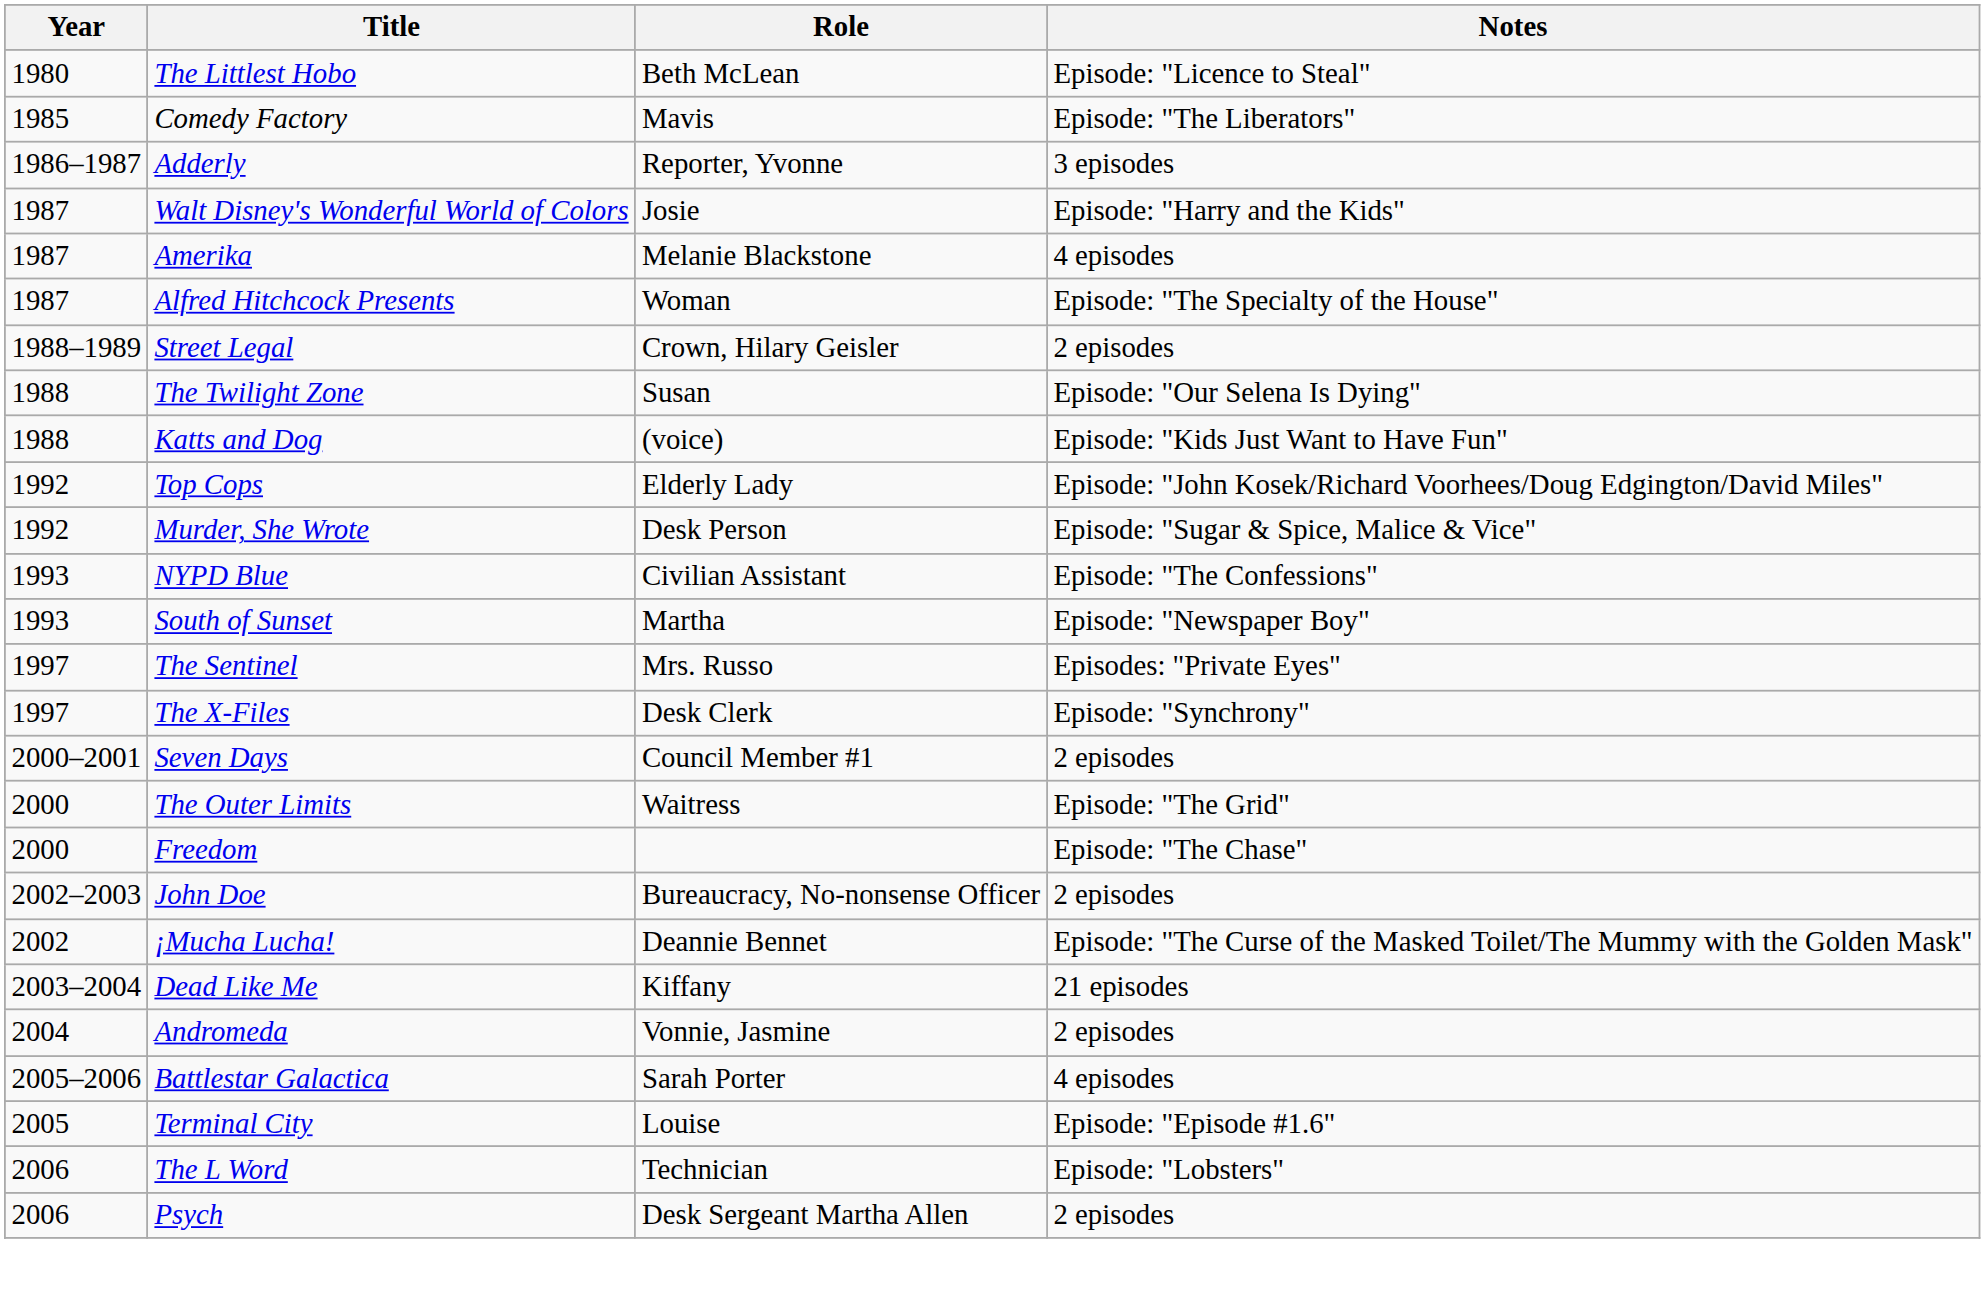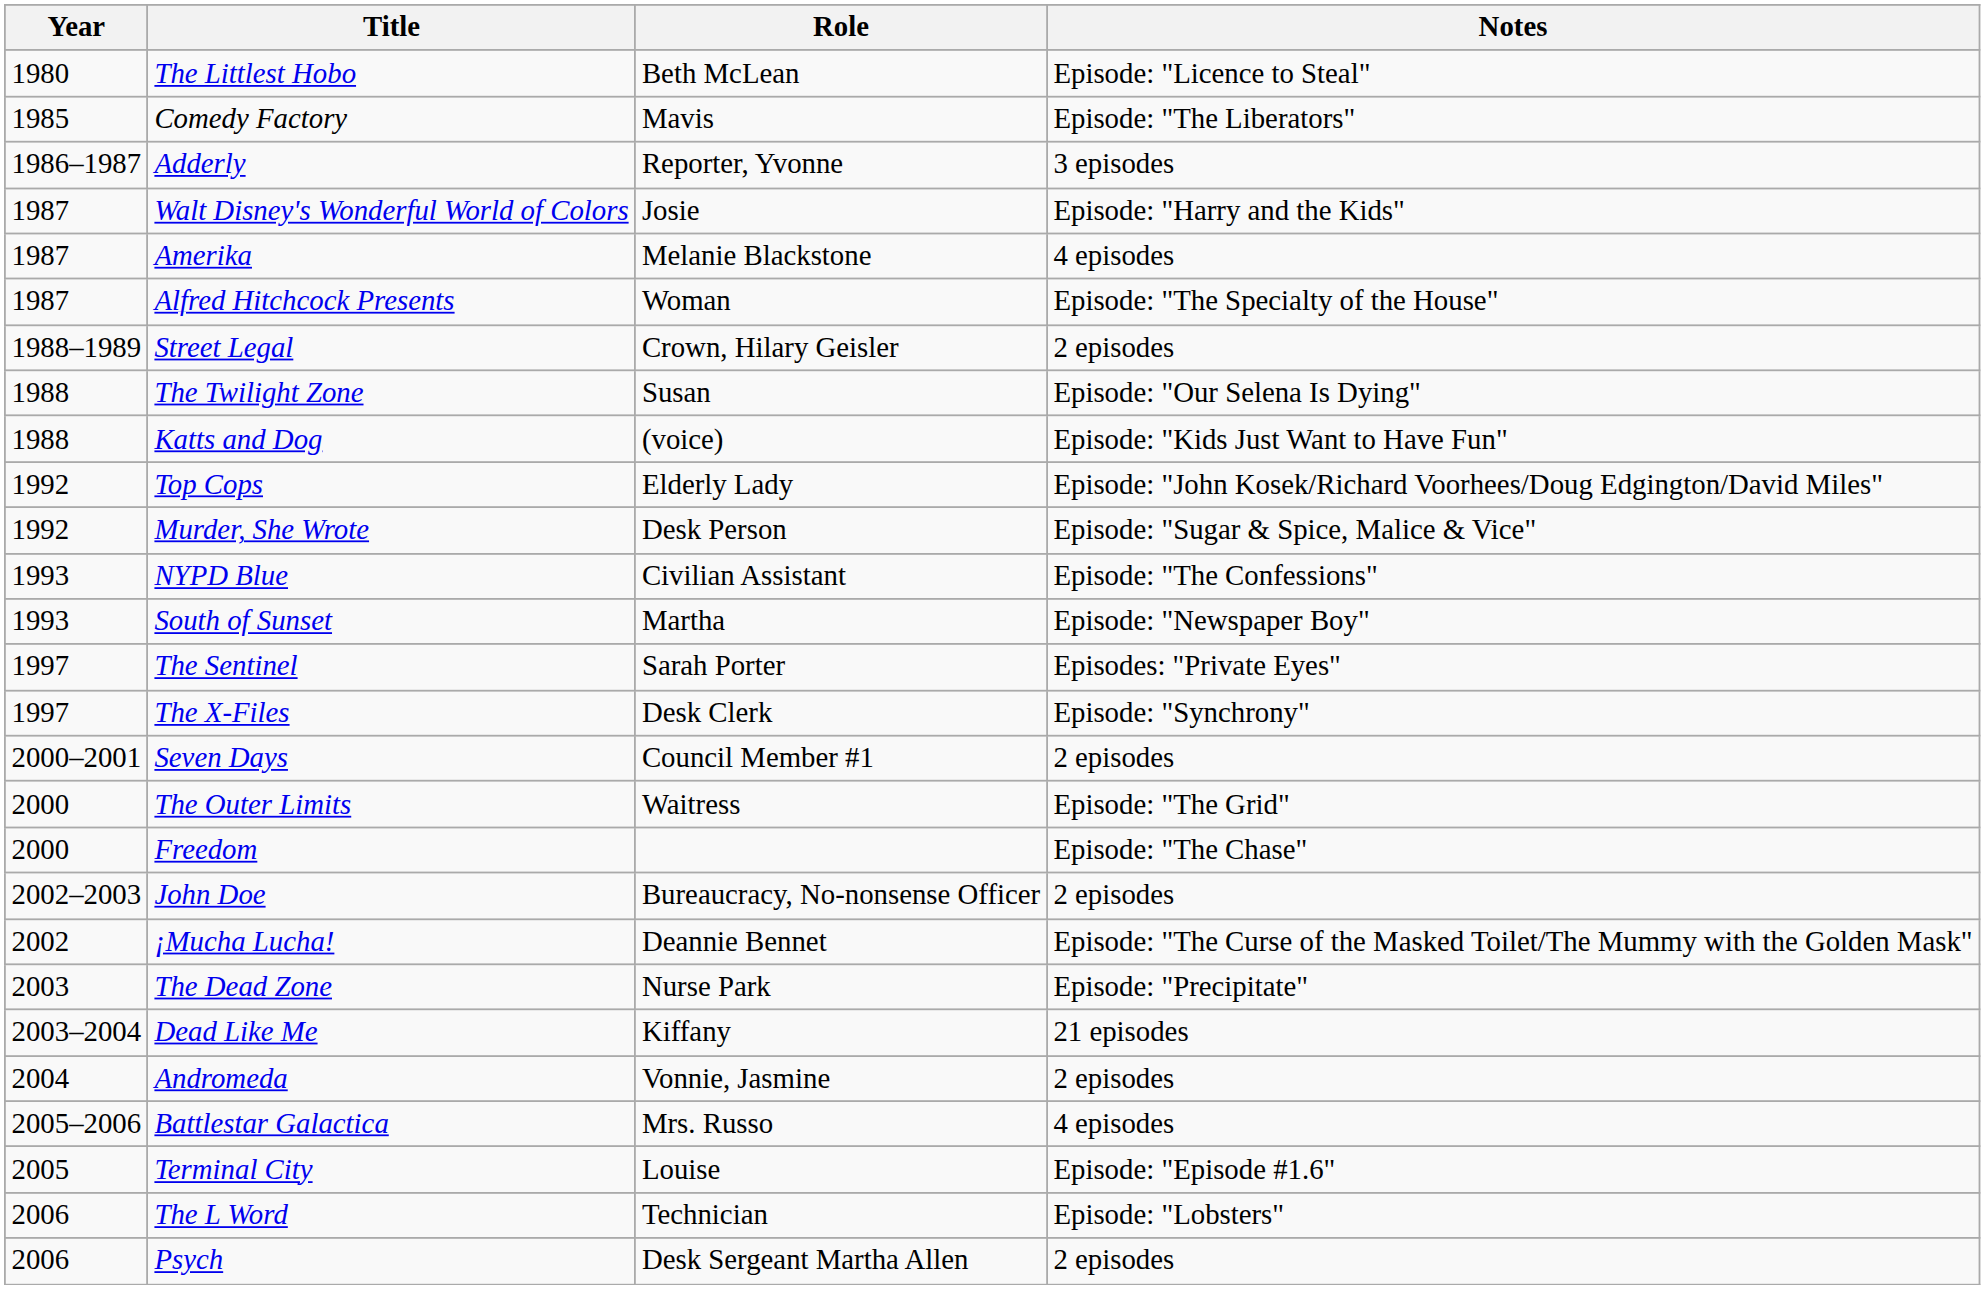(708, 666) Mrs. Russo -> (713, 666) Sarah Porter
+ row: (243, 986)
(713, 1077) Sarah Porter -> (708, 1123) Mrs. Russo
